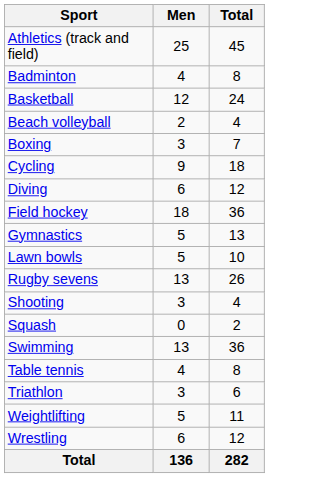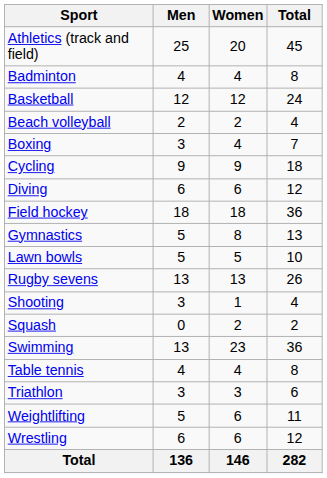+ column: (238, 15)
